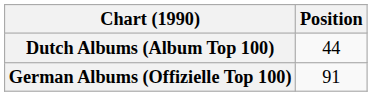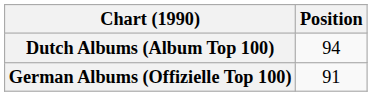(331, 47) 44 -> (331, 47) 94
